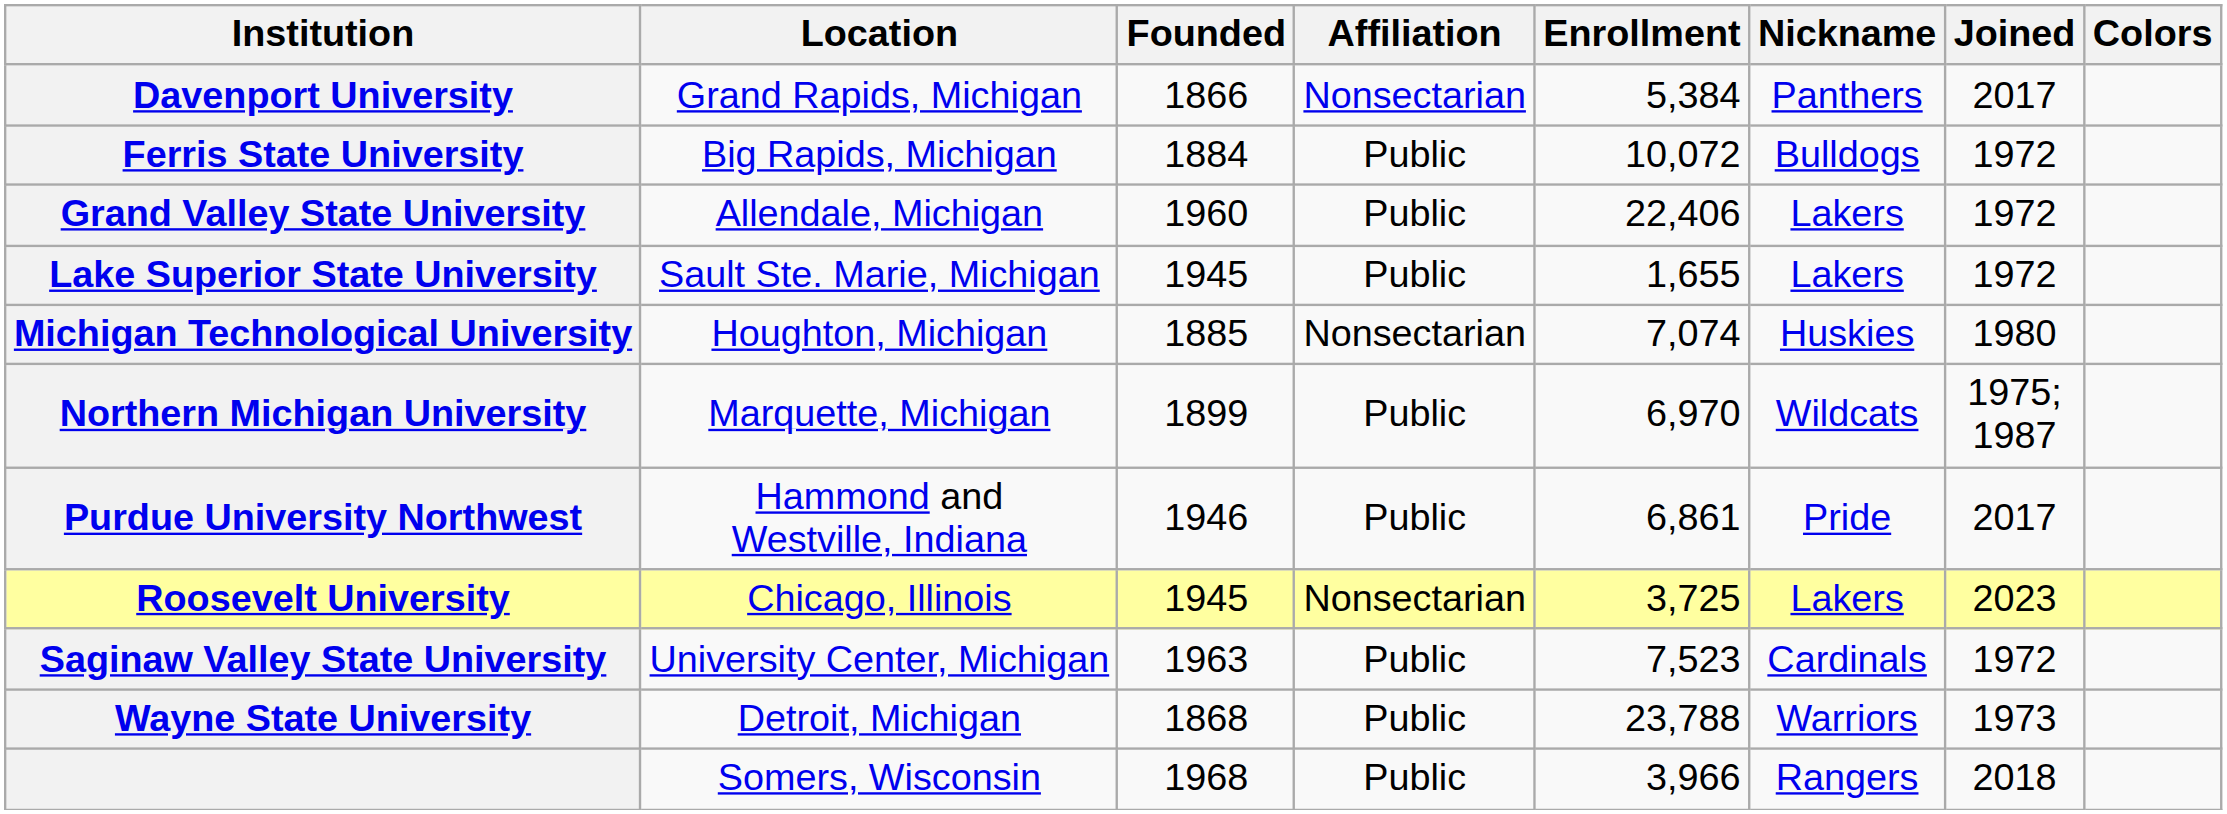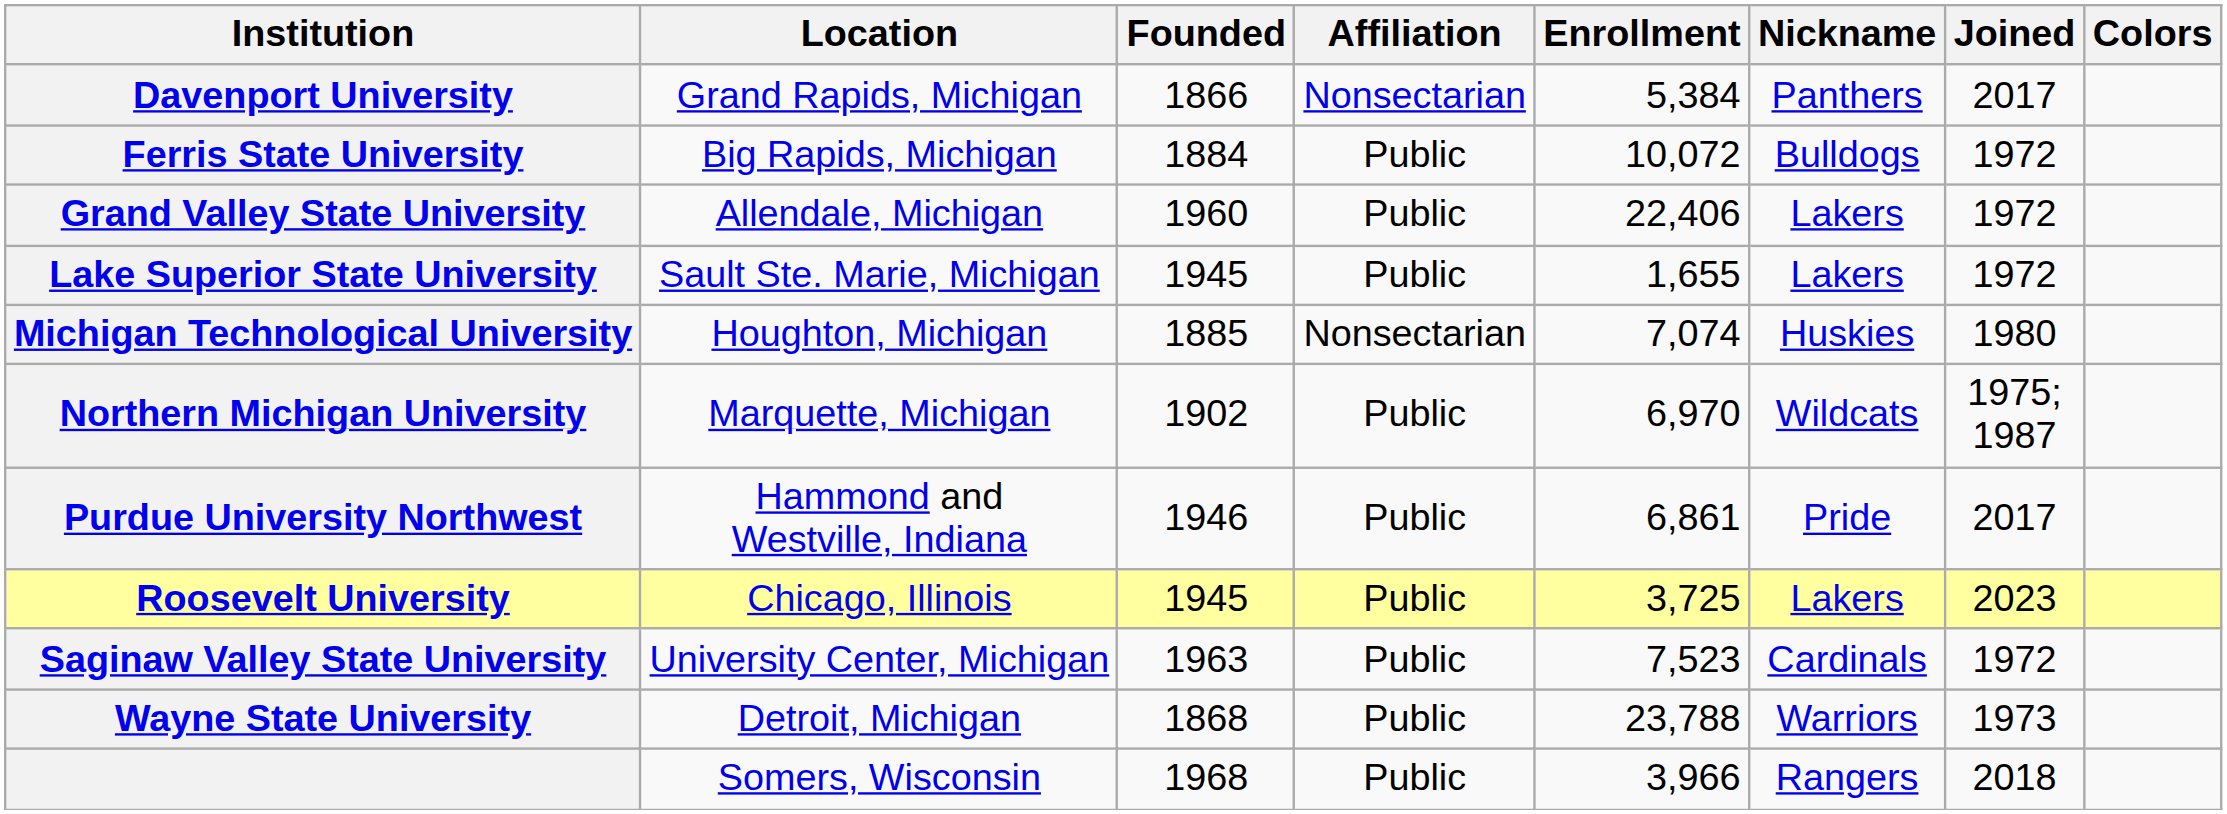(1206, 414) 1899 -> (1206, 414) 1902
(1415, 598) Nonsectarian -> (1415, 598) Public
